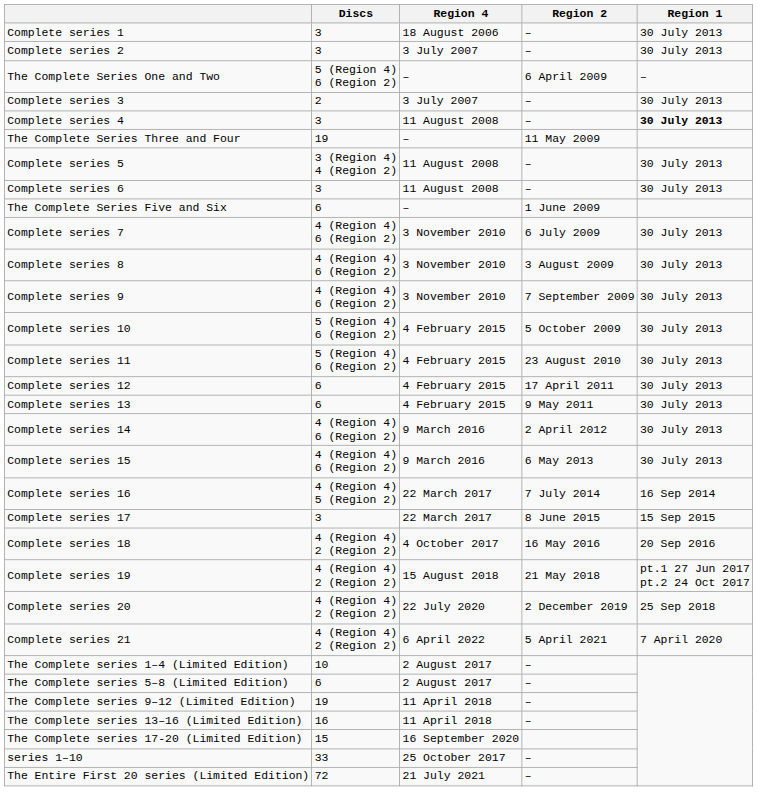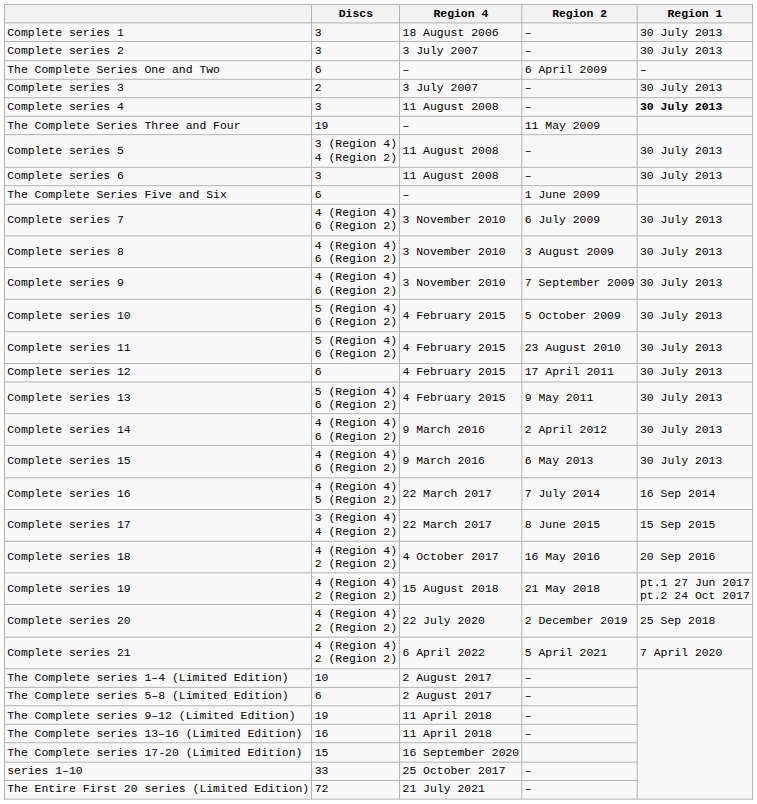(356, 76) 5 (Region 4) 6 (Region 2) -> (318, 70) 6
(318, 404) 6 -> (356, 398) 5 (Region 4) 6 (Region 2)
(318, 519) 3 -> (356, 525) 3 (Region 4) 4 (Region 2)
